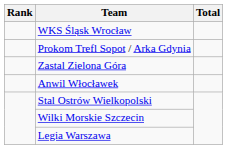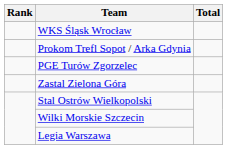+ row: (87, 65)
- row: (78, 83)
